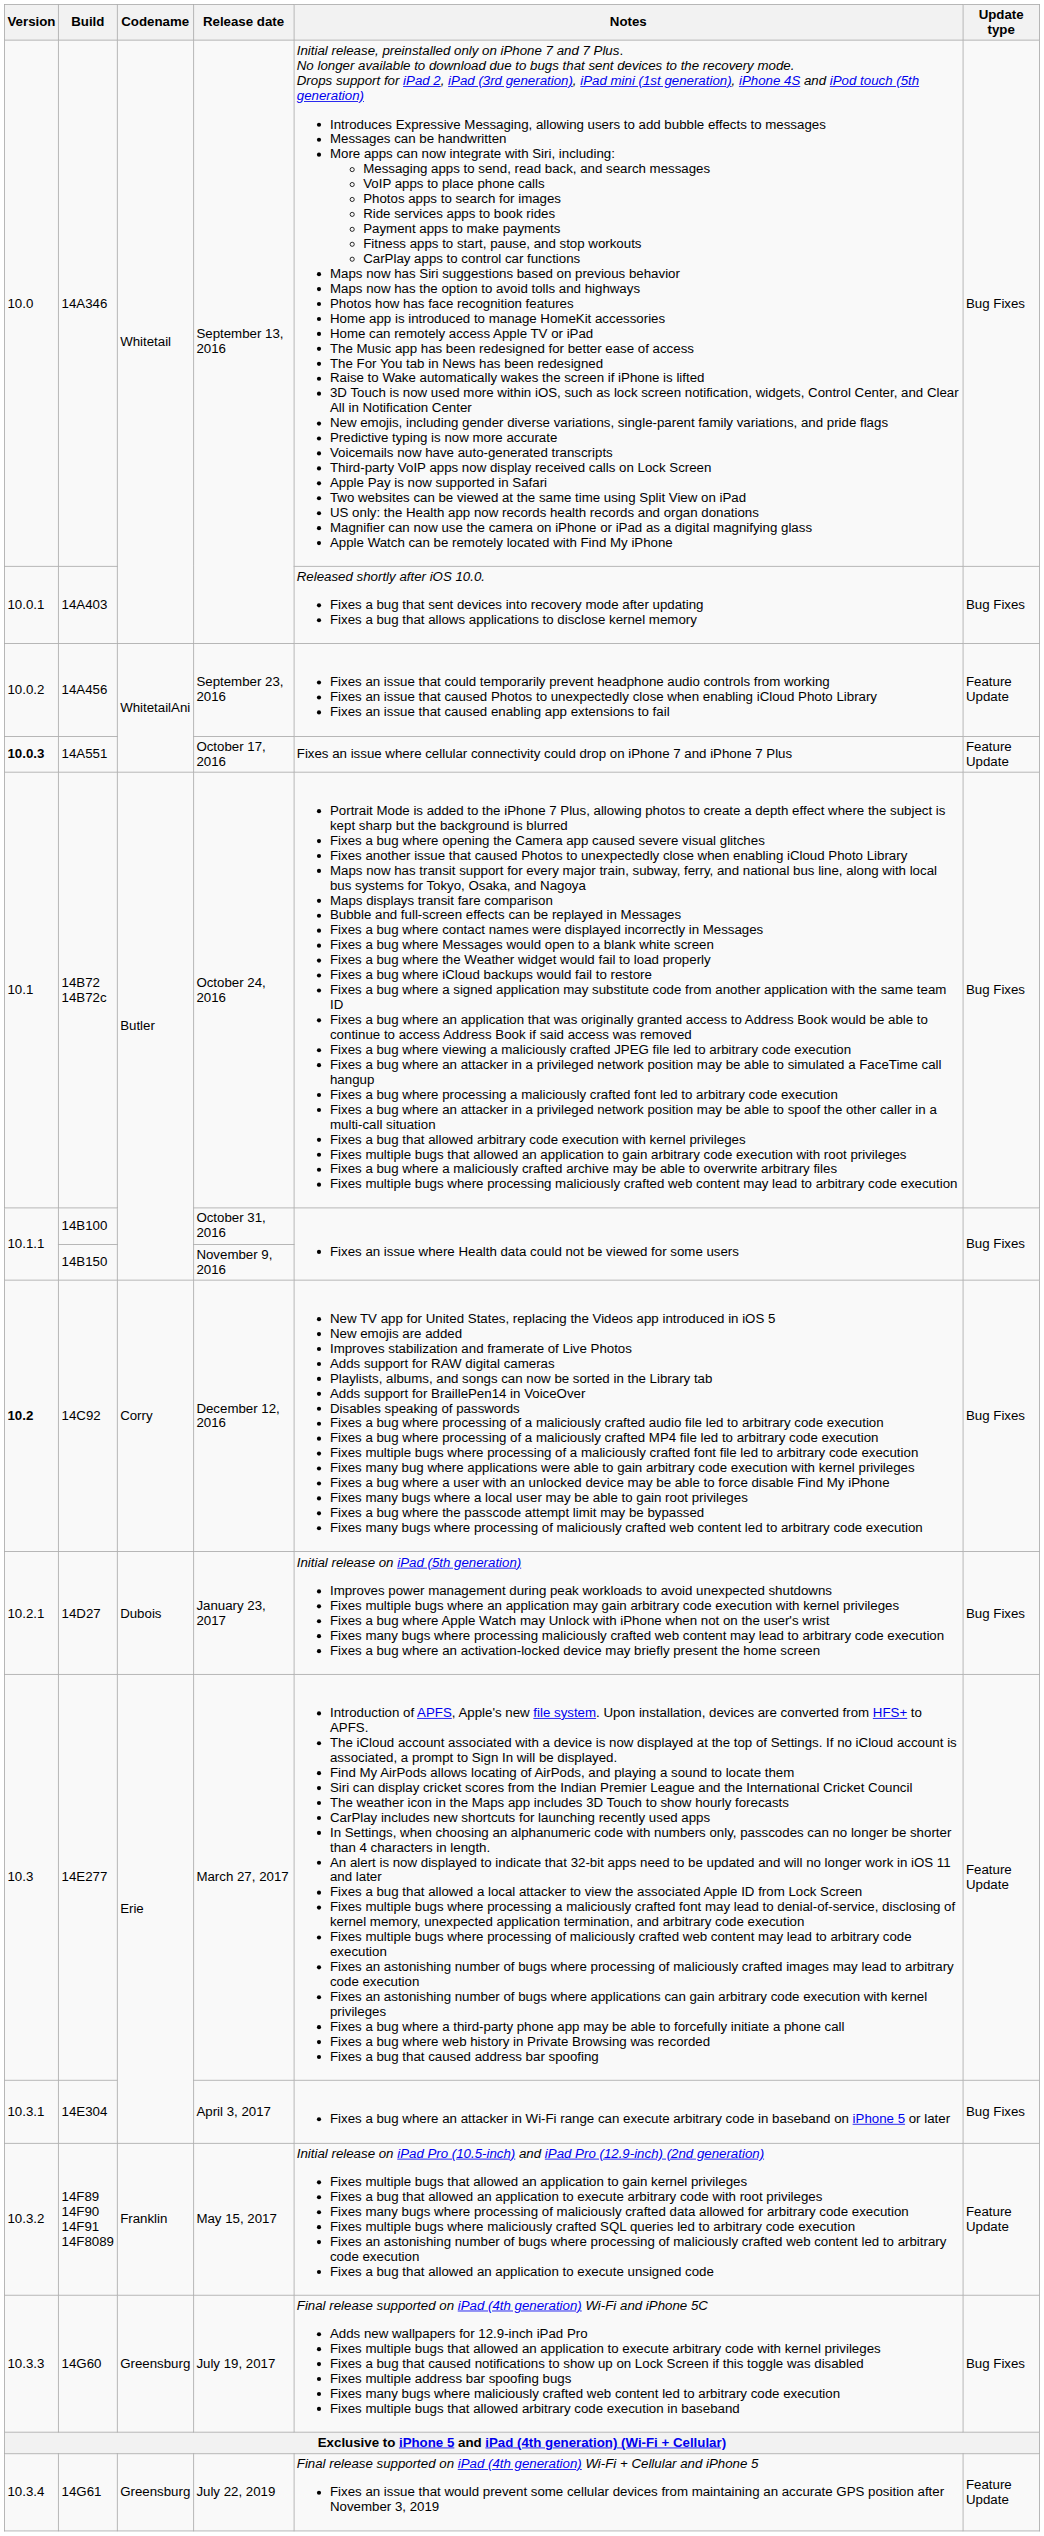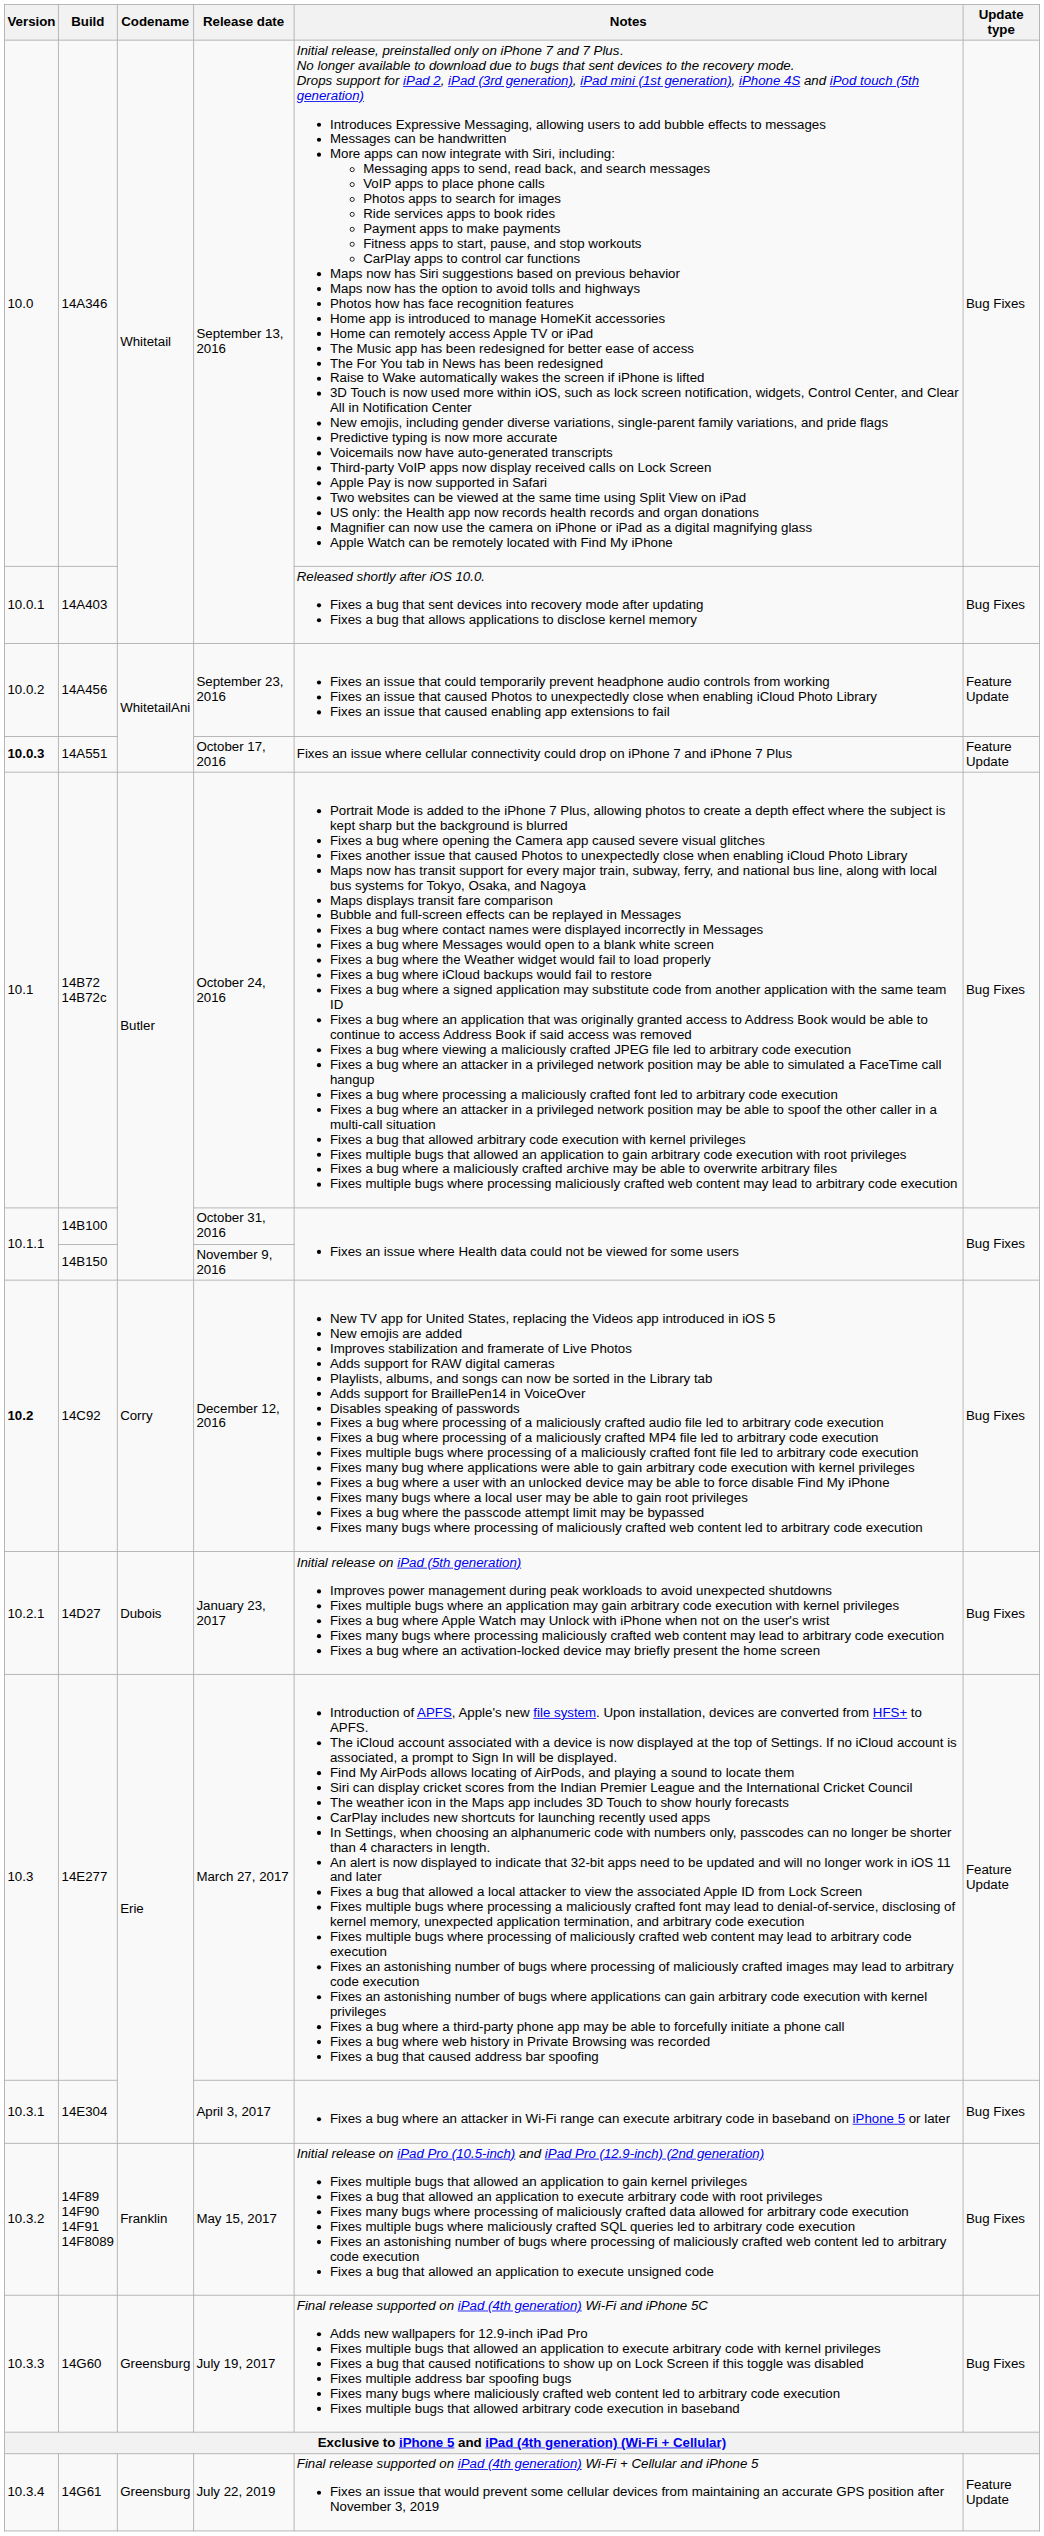(989, 2219) Feature Update -> (995, 2219) Bug Fixes
